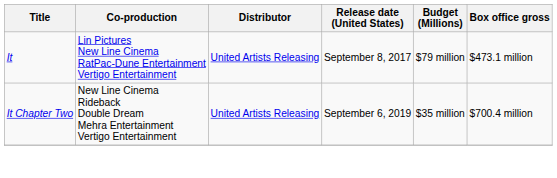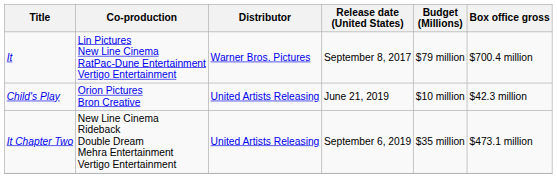(265, 57) United Artists Releasing -> (260, 57) Warner Bros. Pictures
(501, 57) $473.1 million -> (501, 57) $700.4 million
+ row: (33, 96)
(501, 114) $700.4 million -> (501, 141) $473.1 million
